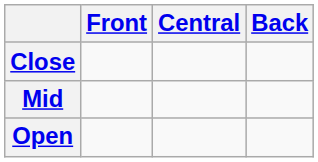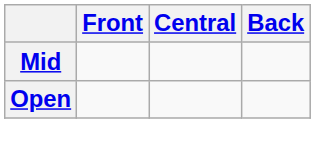- row: (43, 61)
